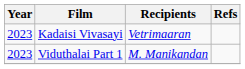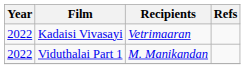(20, 34) 2023 -> (20, 34) 2022
(20, 53) 2023 -> (20, 53) 2022
